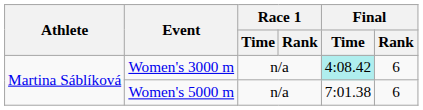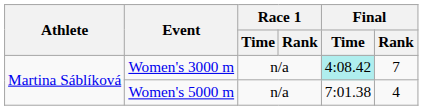(396, 67) 6 -> (396, 67) 7
(396, 93) 6 -> (396, 93) 4
